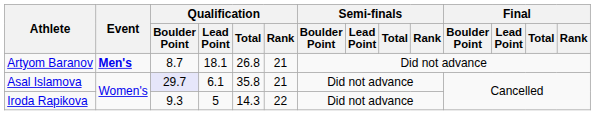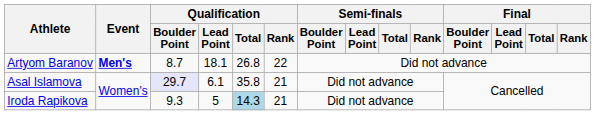(281, 63) 21 -> (281, 63) 22
(248, 101) no background -> (248, 101) lightblue background
(281, 101) 22 -> (281, 101) 21
